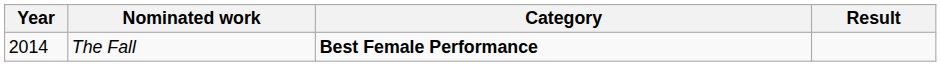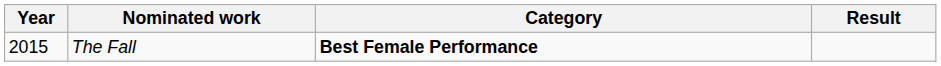(28, 46) 2014 -> (28, 46) 2015
